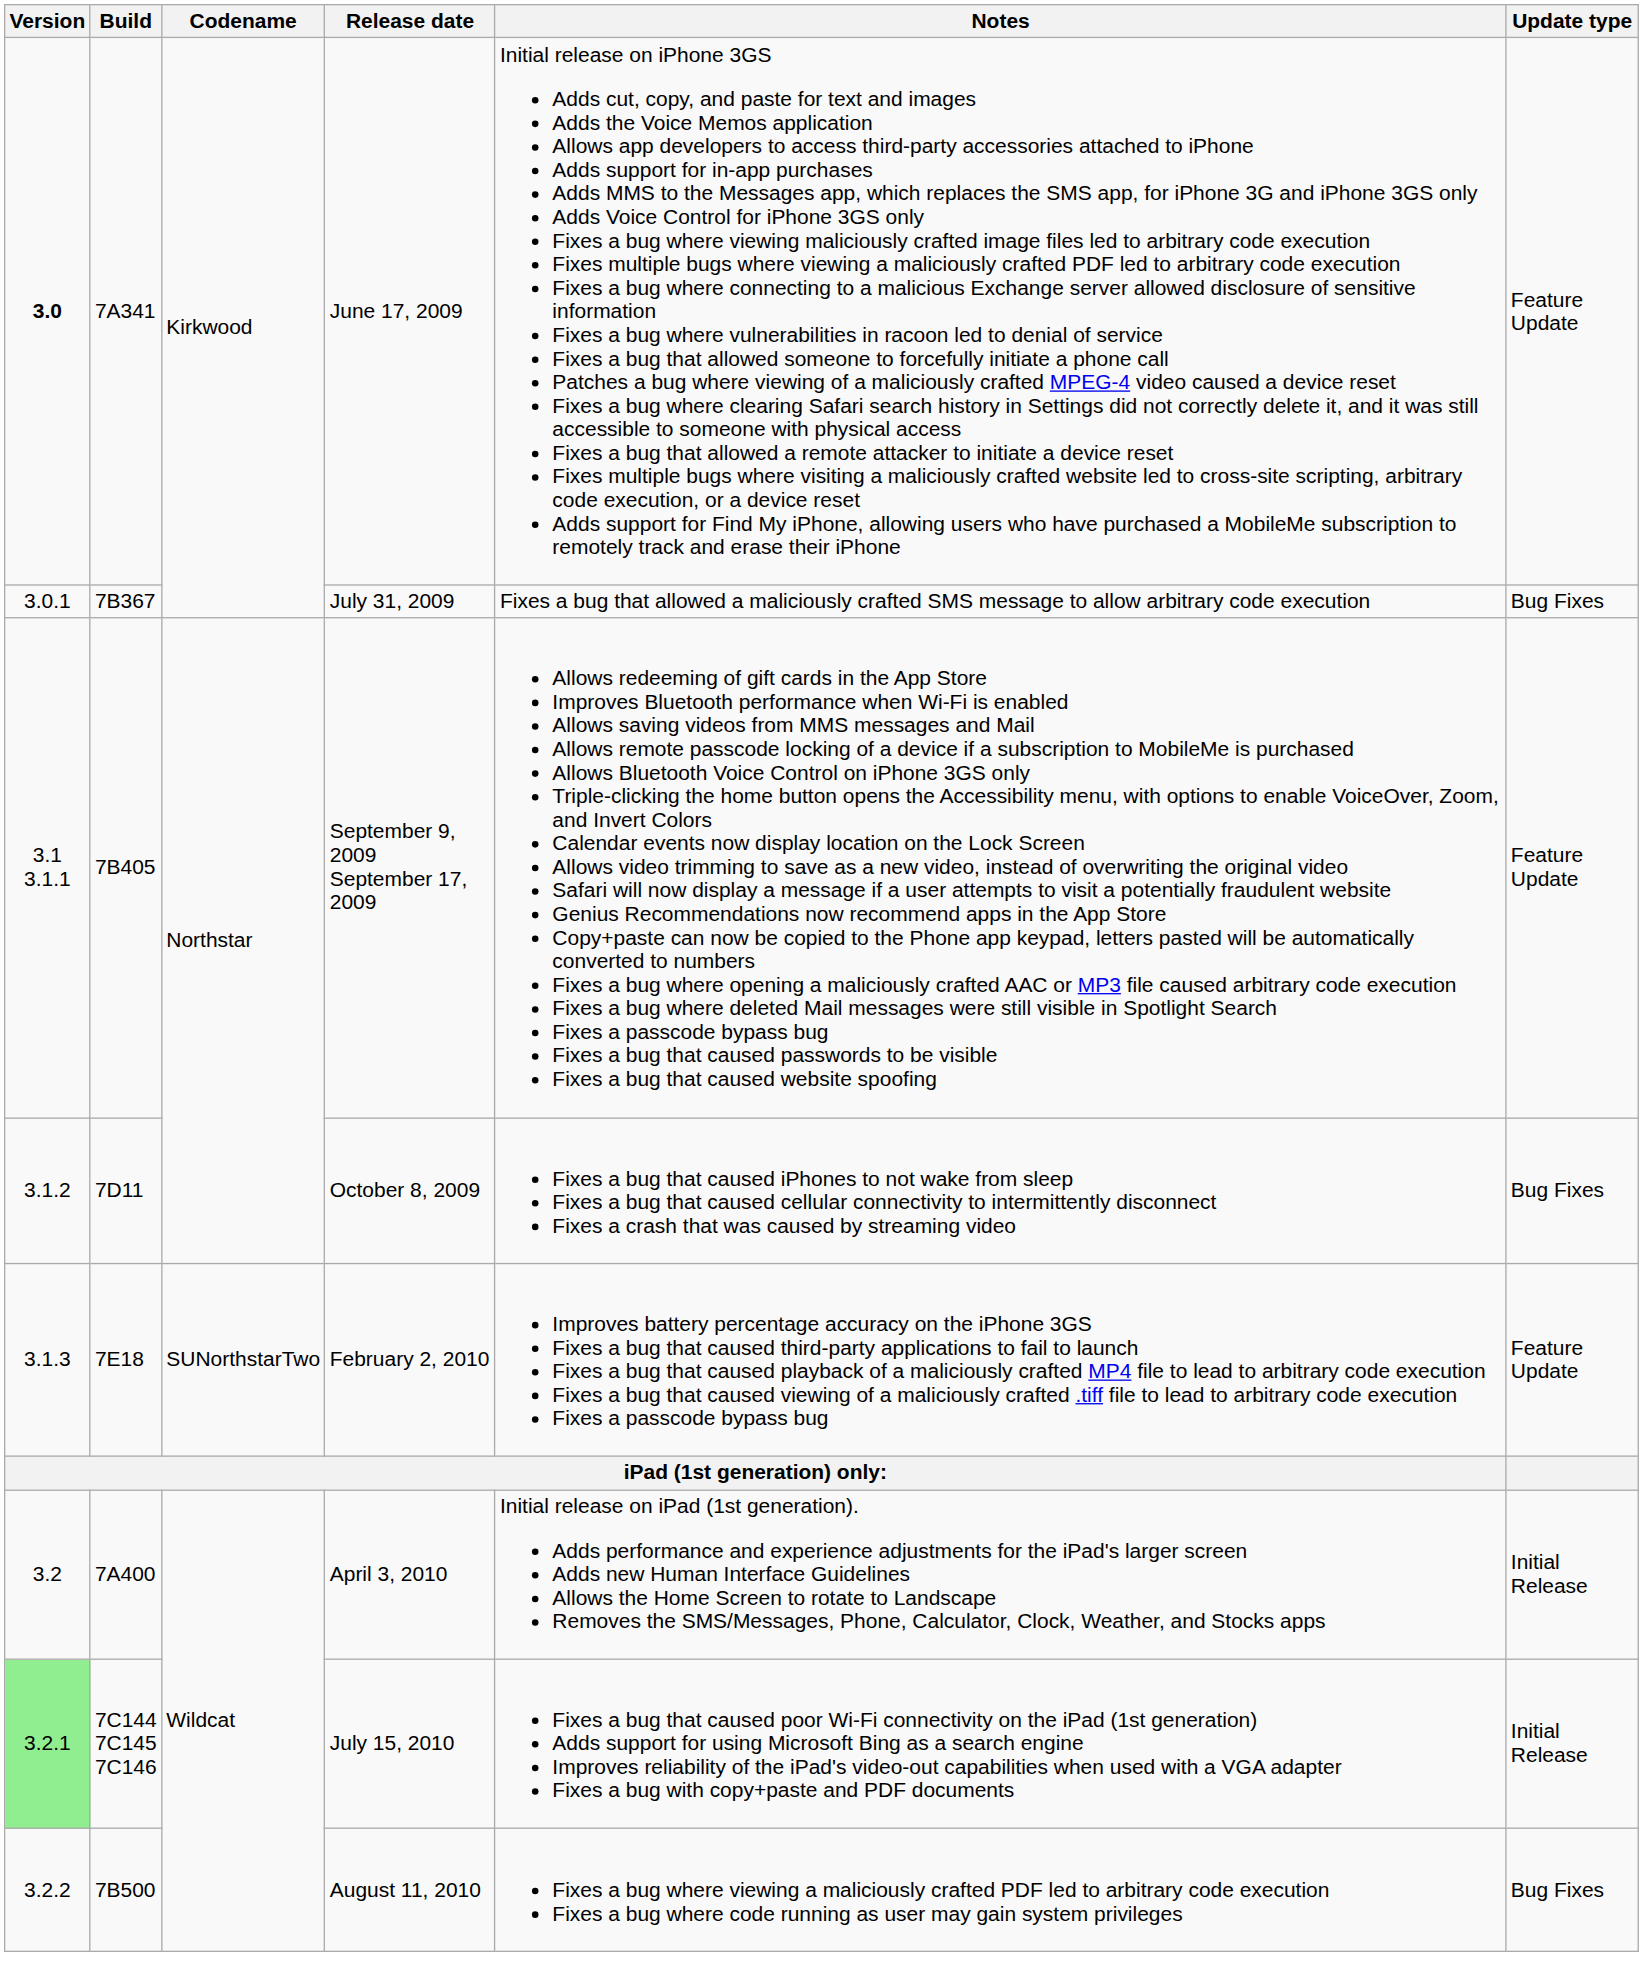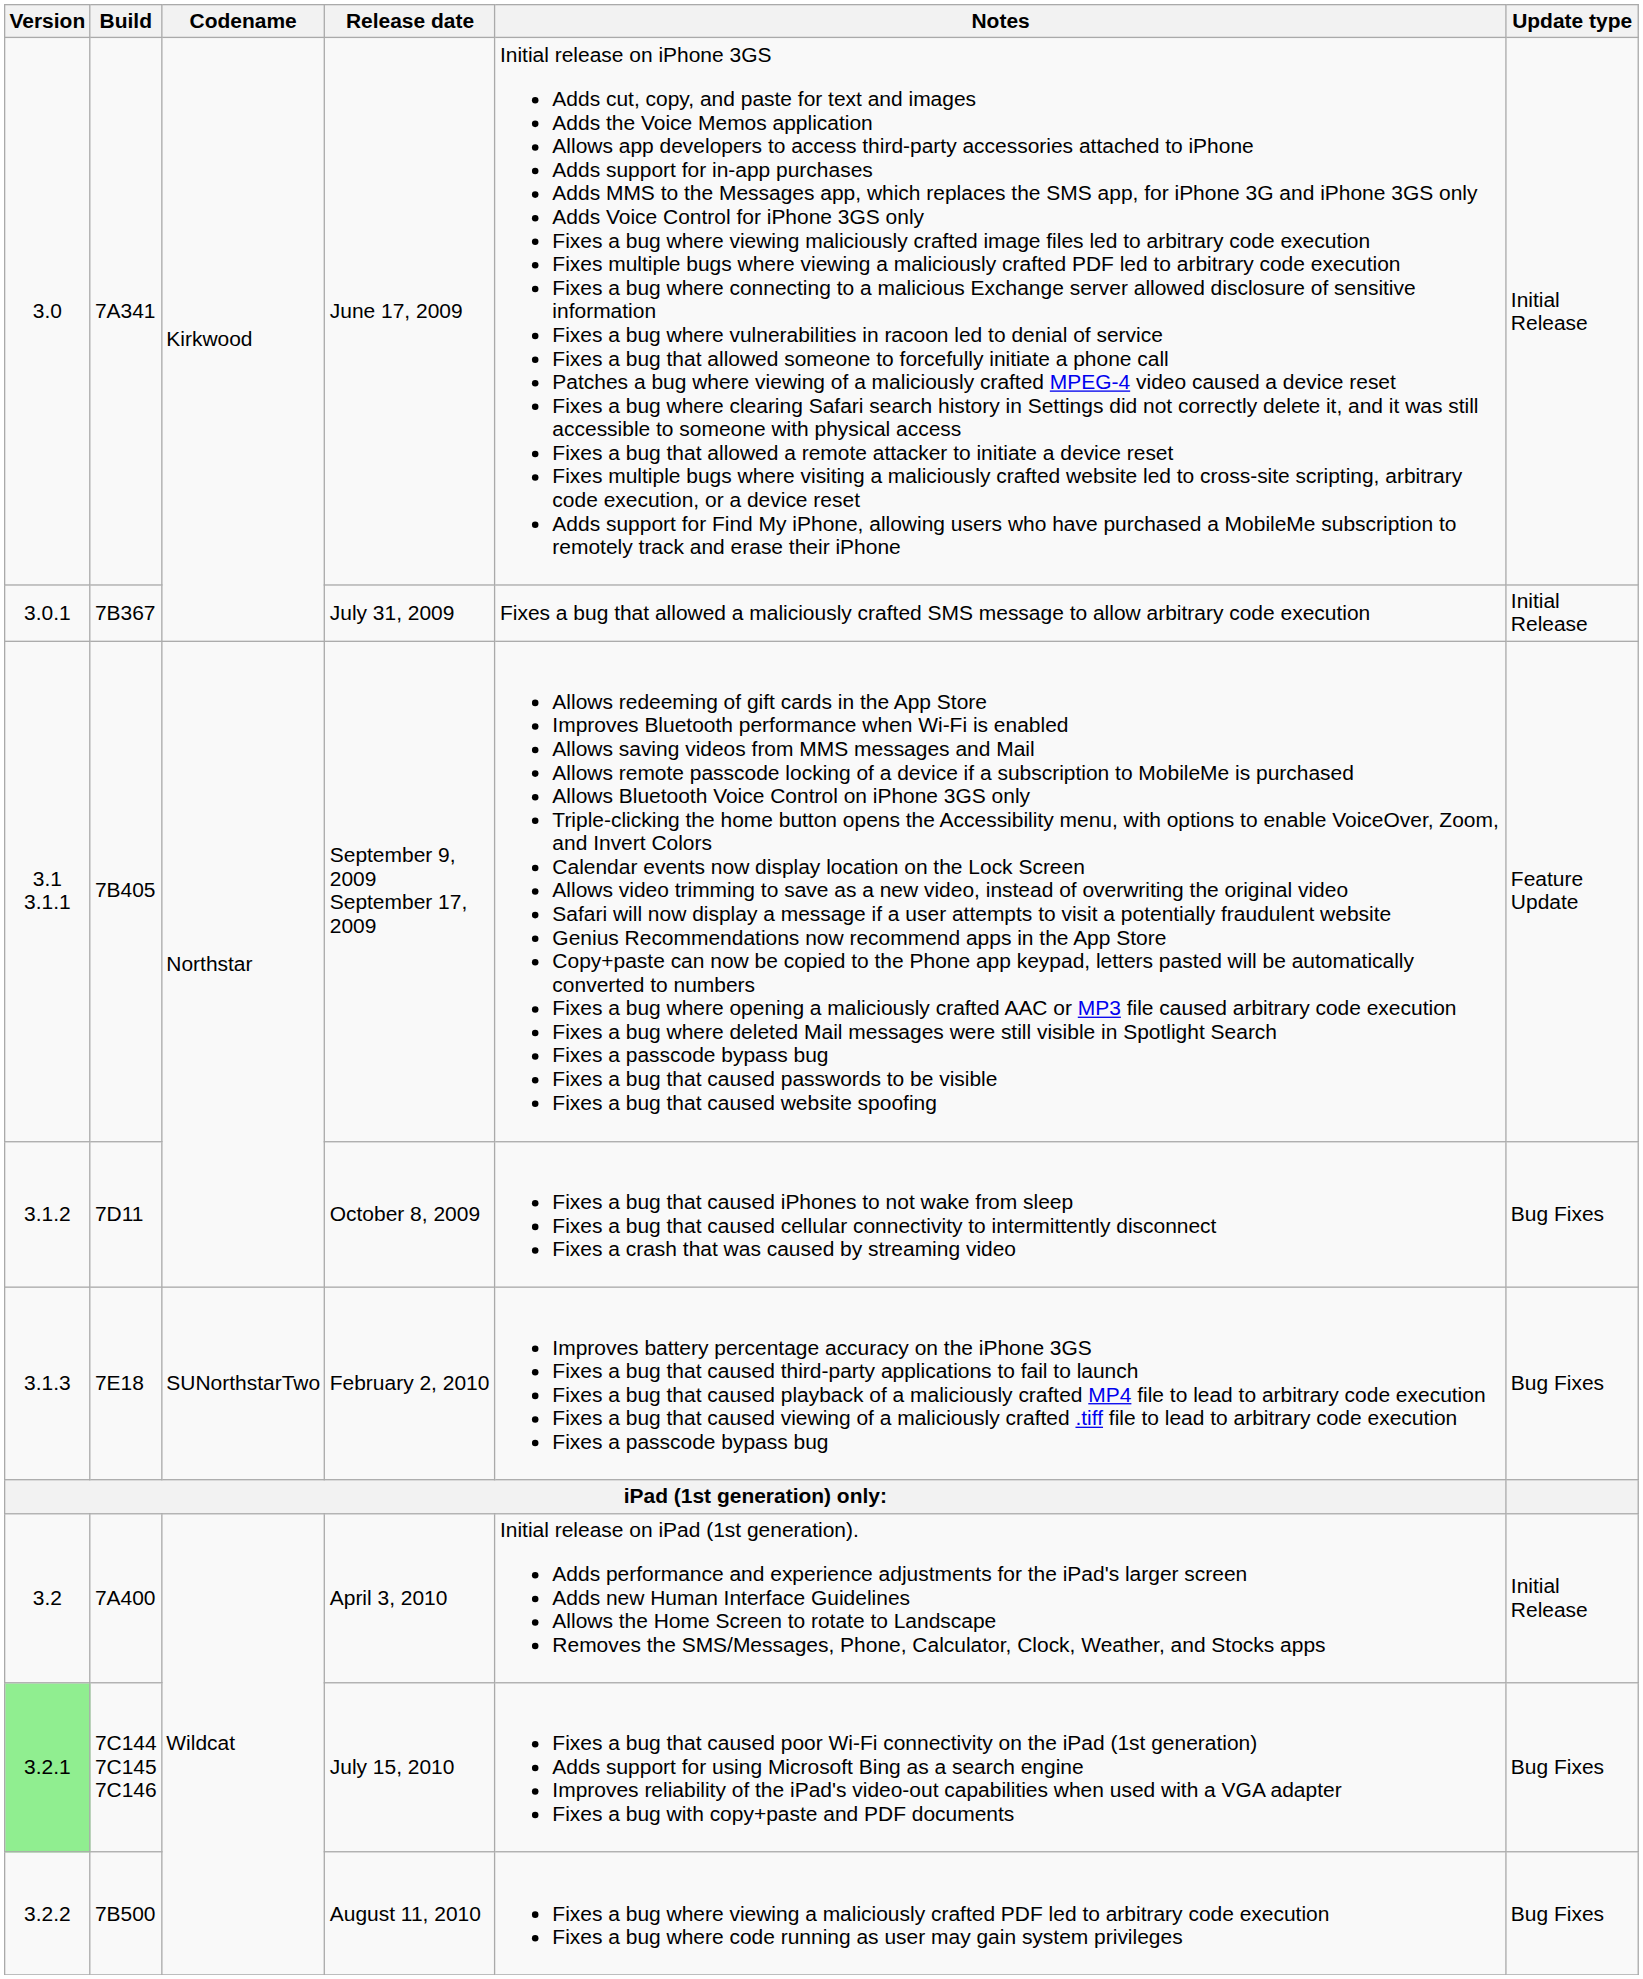(47, 311) bold -> (47, 311) normal
(1547, 311) Feature Update -> (1549, 311) Initial Release
(1557, 601) Bug Fixes -> (1549, 612) Initial Release
(1547, 1359) Feature Update -> (1557, 1383) Bug Fixes
(1549, 1743) Initial Release -> (1557, 1767) Bug Fixes
